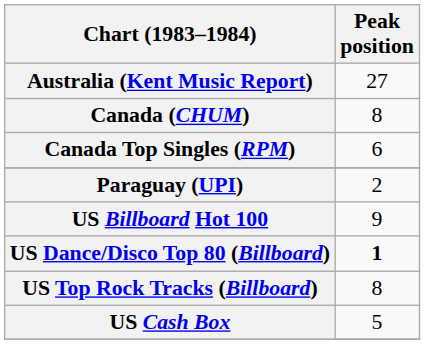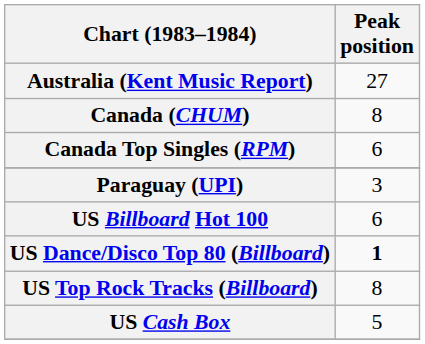(377, 184) 2 -> (377, 184) 3
(377, 218) 9 -> (377, 218) 6
